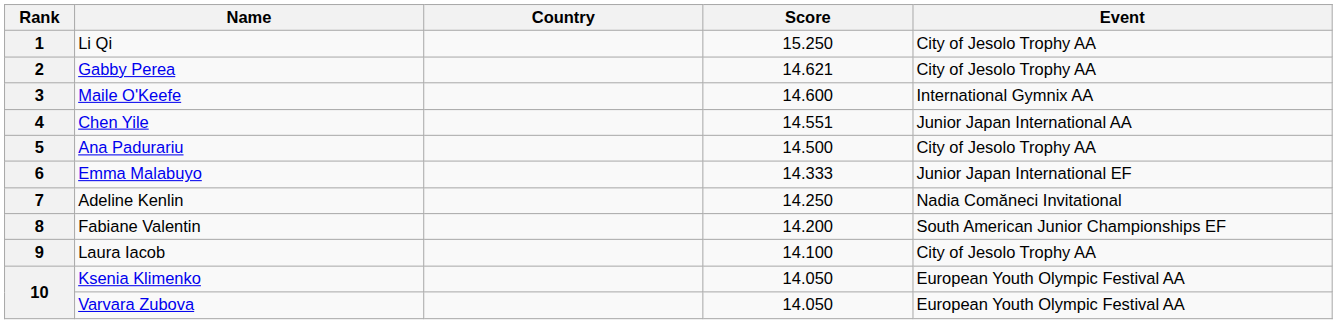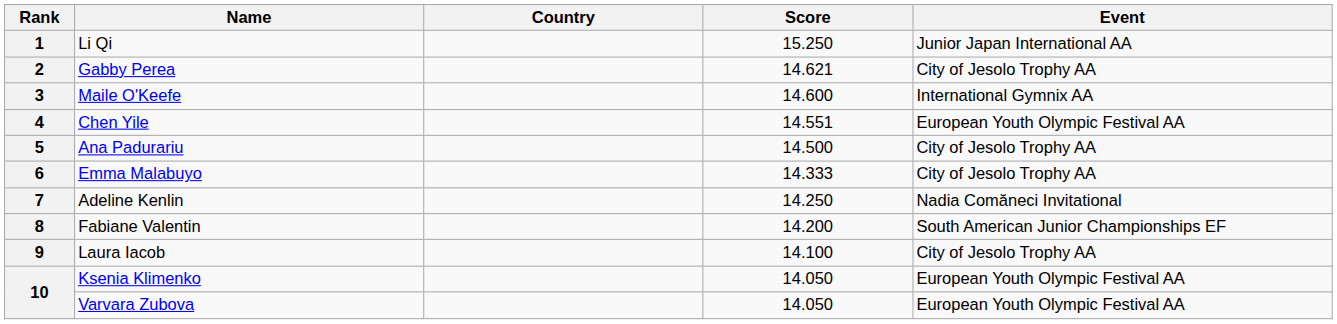(1006, 43) City of Jesolo Trophy AA -> (1024, 43) Junior Japan International AA
(1024, 122) Junior Japan International AA -> (1051, 122) European Youth Olympic Festival AA
(1024, 174) Junior Japan International EF -> (1006, 174) City of Jesolo Trophy AA
